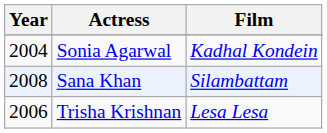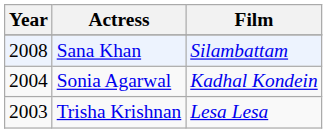rows swapped: (99, 81) <-> (114, 50)
(28, 111) 2006 -> (28, 111) 2003
